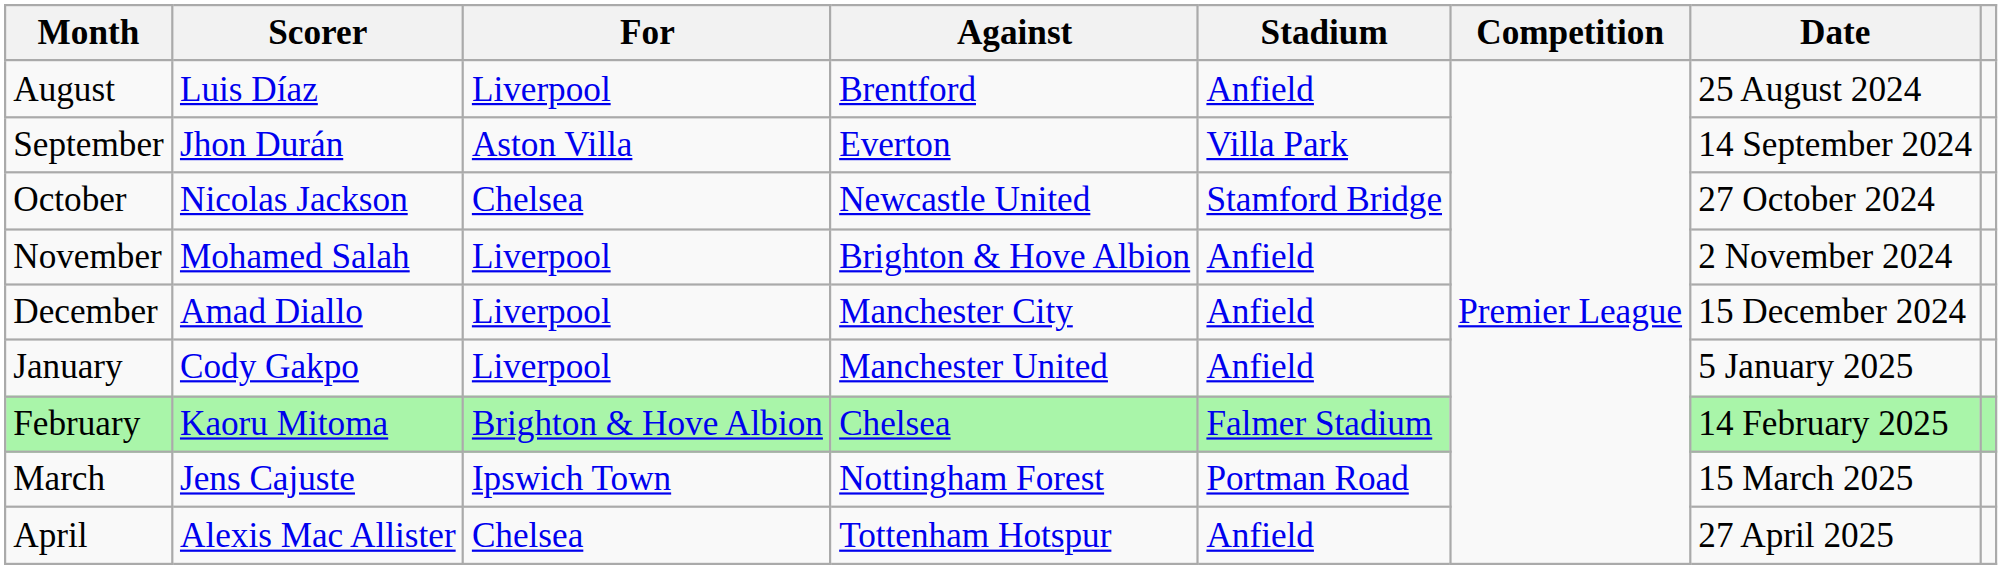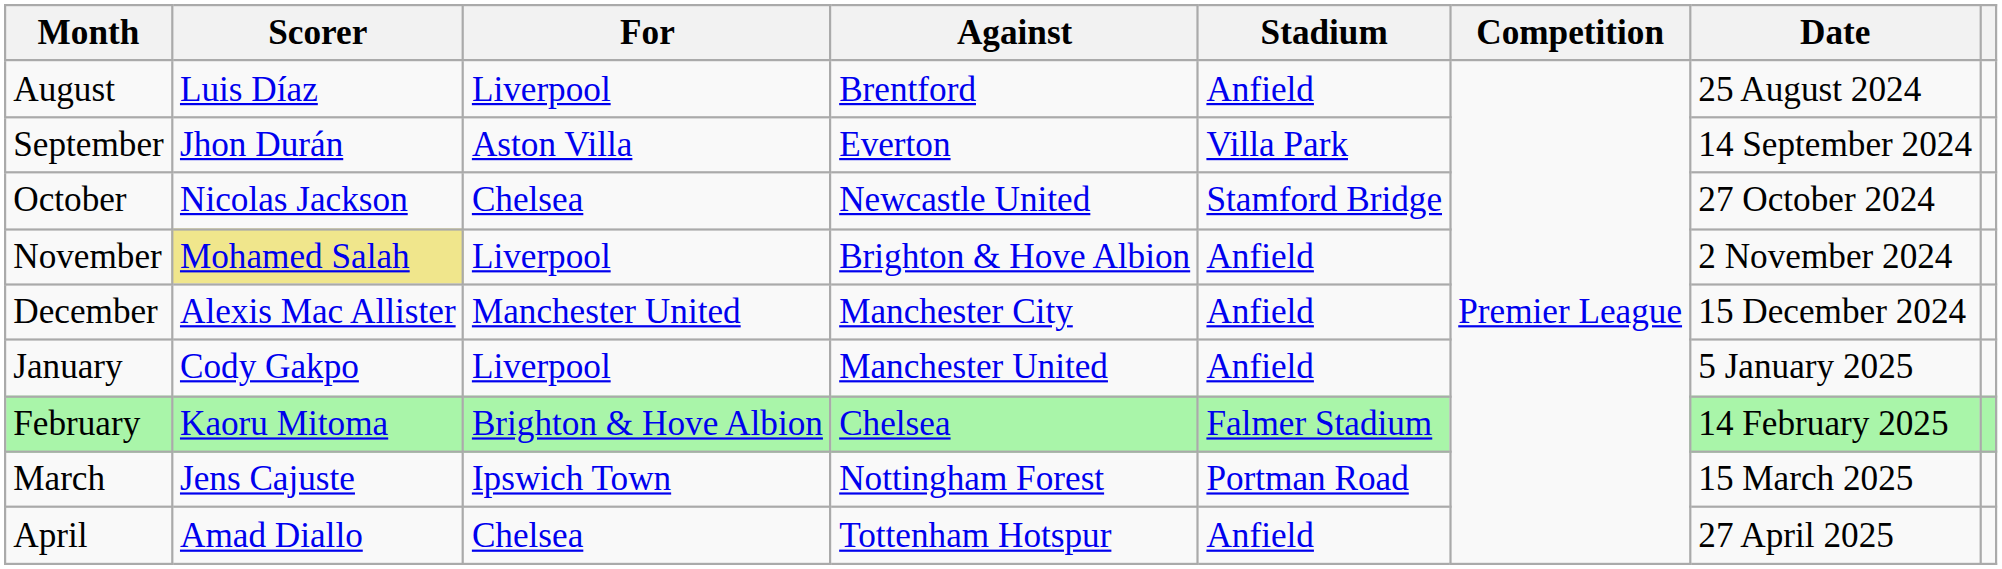(295, 255) no background -> (295, 255) khaki background
(271, 311) Amad Diallo -> (318, 311) Alexis Mac Allister
(541, 311) Liverpool -> (606, 311) Manchester United
(318, 534) Alexis Mac Allister -> (271, 534) Amad Diallo
